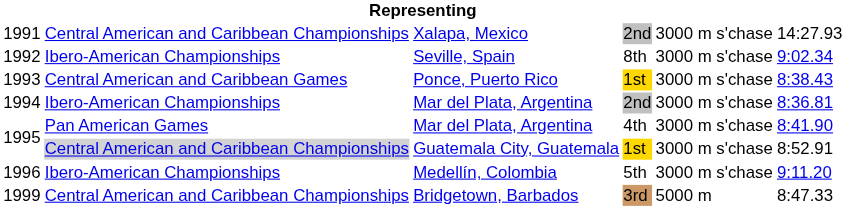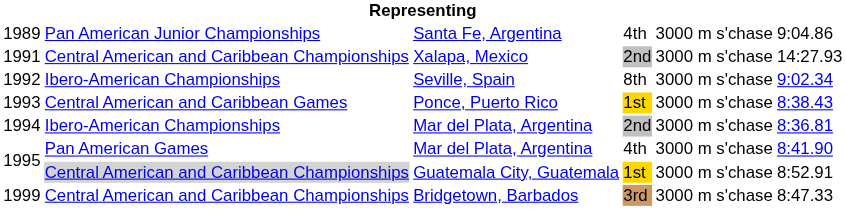+ row: (22, 33)
- row: (22, 172)
(684, 195) 5000 m -> (714, 195) 3000 m s'chase
